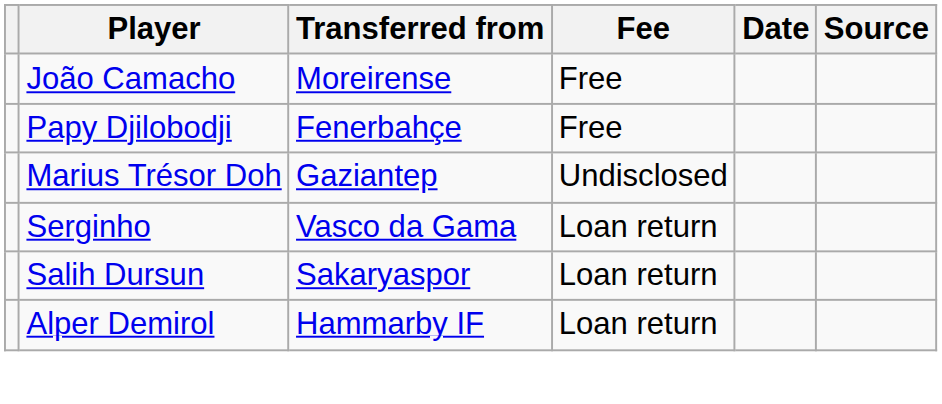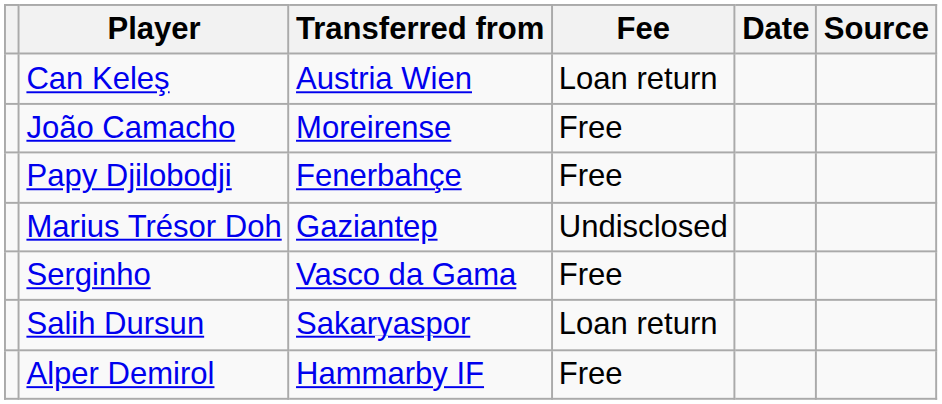+ row: (98, 78)
(638, 226) Loan return -> (591, 275) Free
(638, 324) Loan return -> (591, 373) Free
